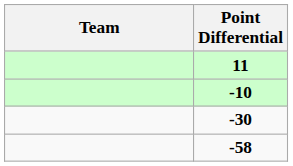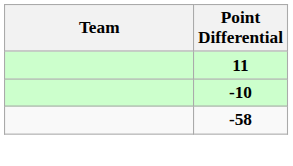- row: (240, 119)
